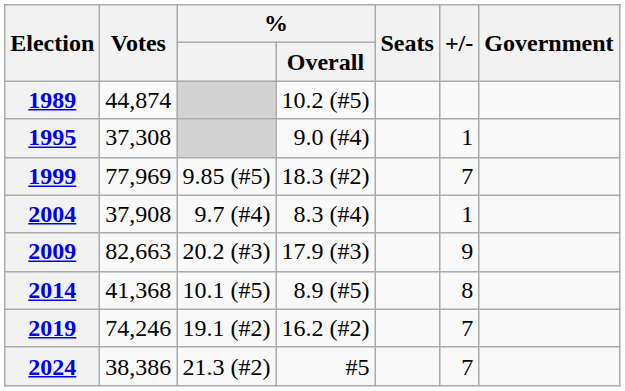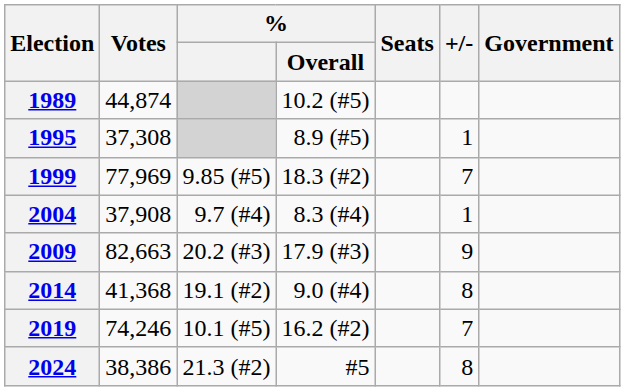(331, 137) 9.0 (#4) -> (331, 137) 8.9 (#5)
(226, 289) 10.1 (#5) -> (226, 289) 19.1 (#2)
(331, 289) 8.9 (#5) -> (331, 289) 9.0 (#4)
(226, 328) 19.1 (#2) -> (226, 328) 10.1 (#5)
(467, 366) 7 -> (467, 366) 8
